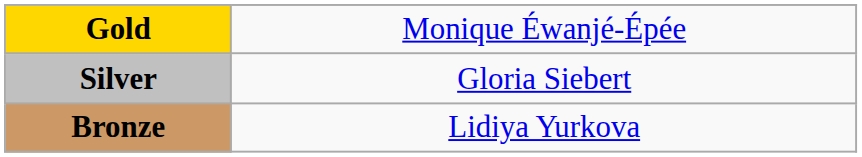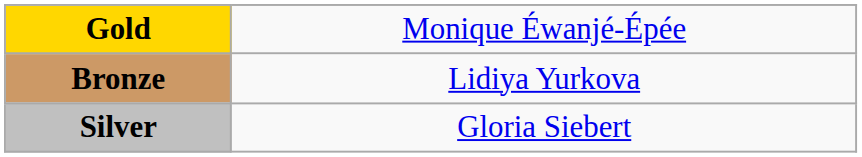rows swapped: (118, 77) <-> (118, 126)
